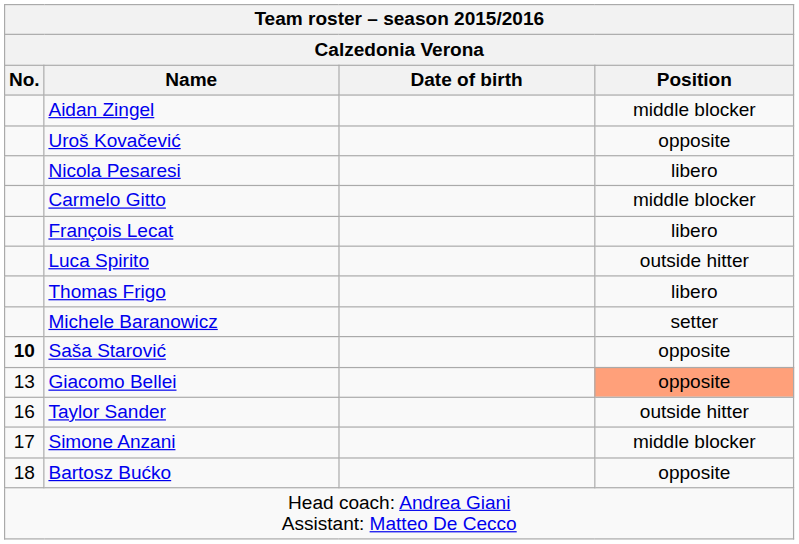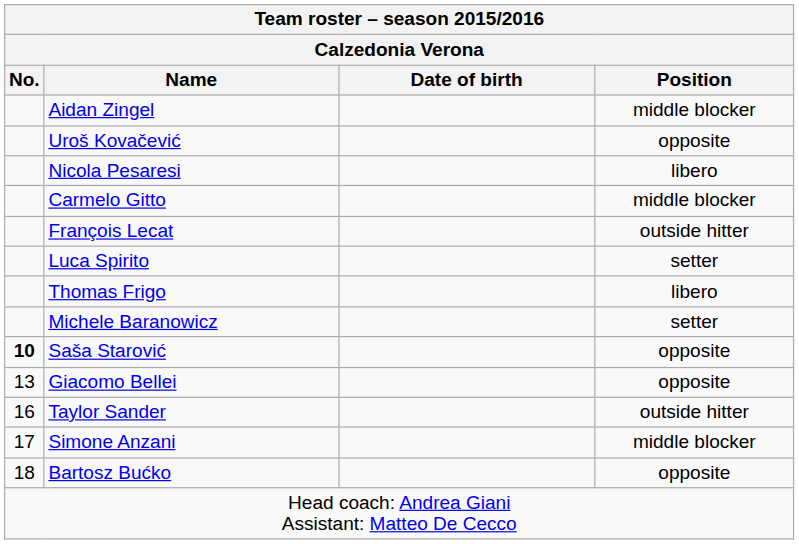(694, 230) libero -> (694, 230) outside hitter
(694, 261) outside hitter -> (694, 261) setter
(694, 381) lightsalmon background -> (694, 381) no background
